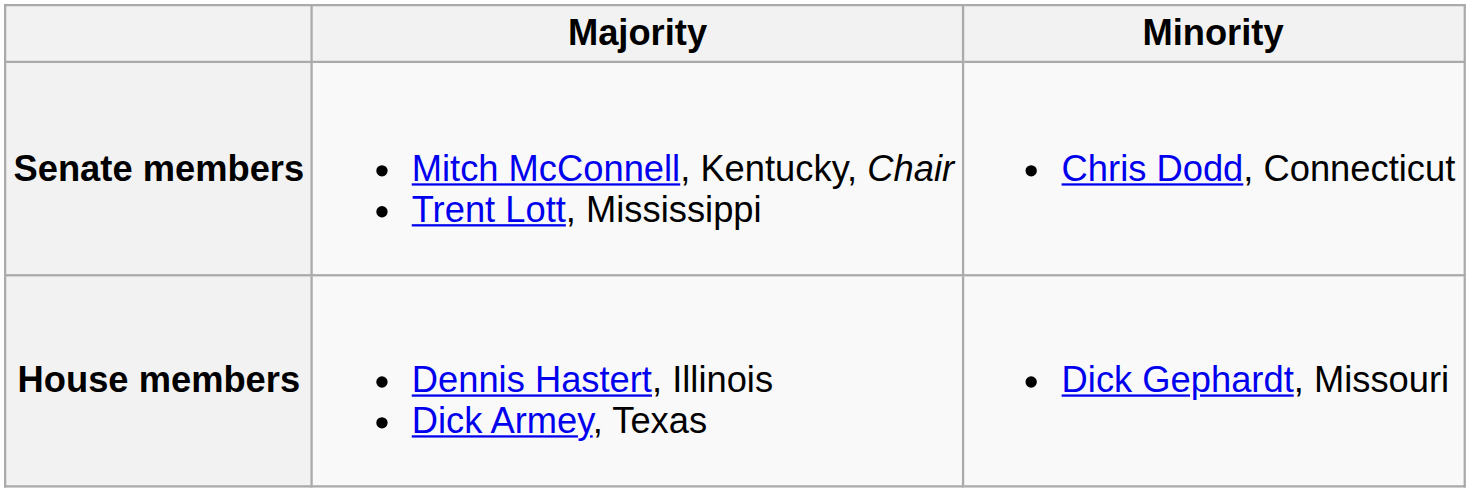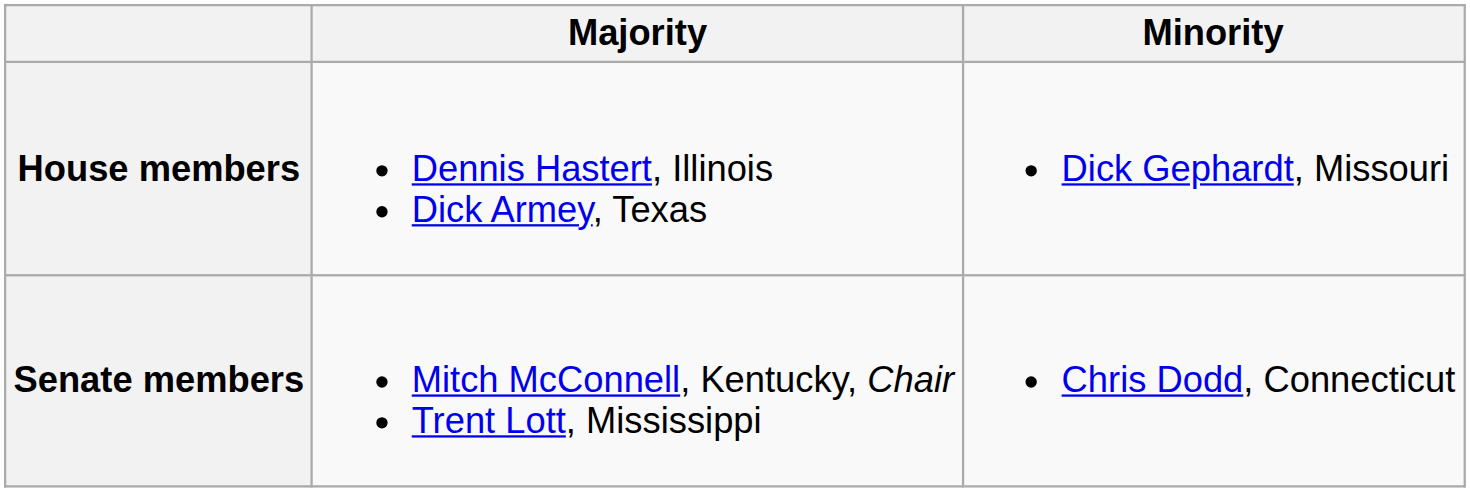rows swapped: (159, 168) <-> (159, 380)
